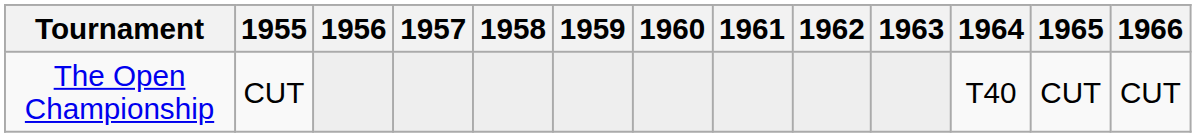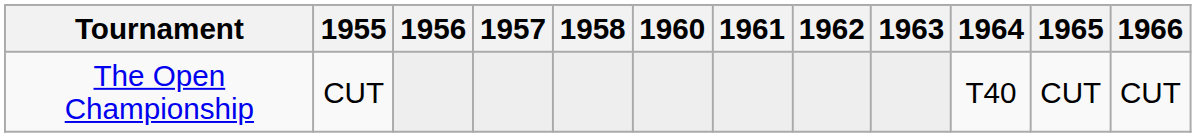- column: (593, 29)
